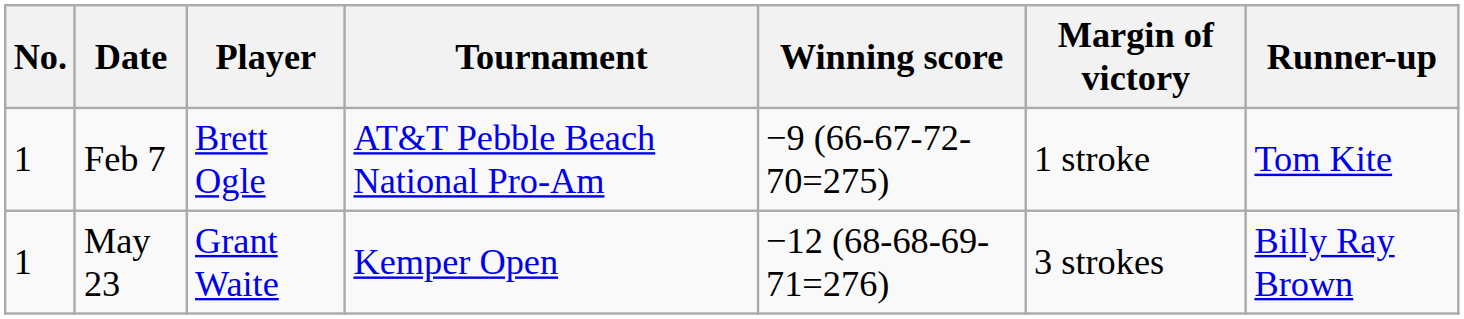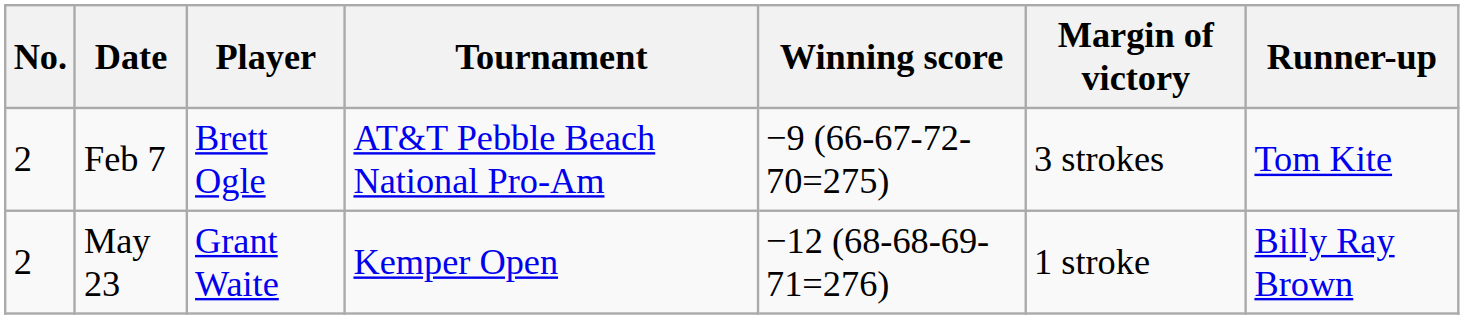(23, 159) 1 -> (23, 159) 2
(1092, 159) 1 stroke -> (1099, 159) 3 strokes
(23, 261) 1 -> (23, 261) 2
(1099, 261) 3 strokes -> (1092, 261) 1 stroke
